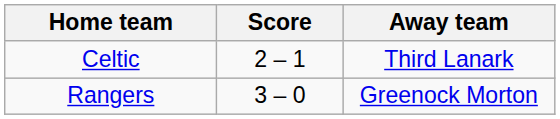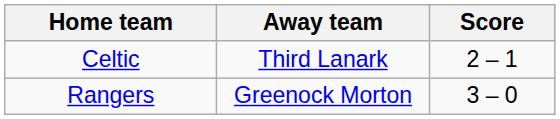columns swapped: (280, 22) <-> (449, 22)
